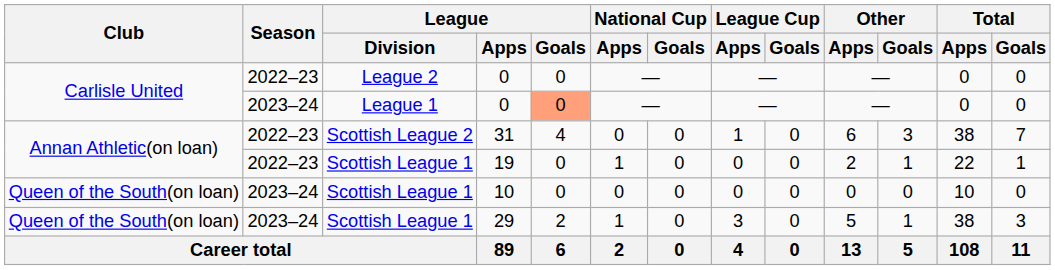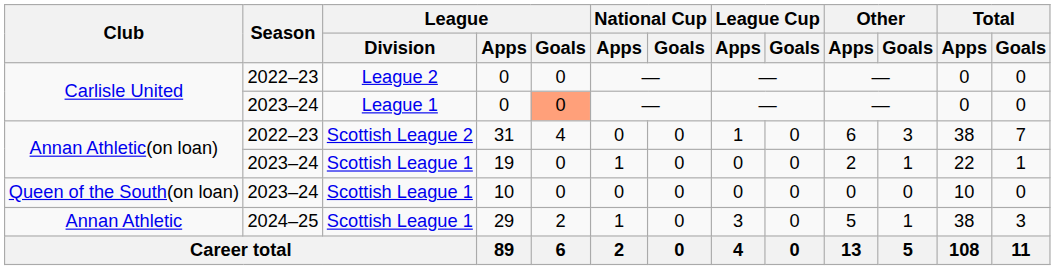(283, 163) 2022–23 -> (283, 163) 2023–24
(124, 221) Queen of the South(on loan) -> (124, 221) Annan Athletic
(283, 221) 2023–24 -> (283, 221) 2024–25
